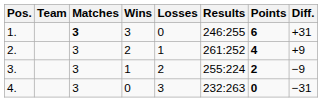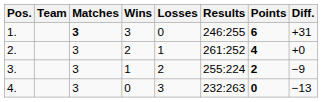(298, 50) +9 -> (298, 50) +0
(302, 87) −31 -> (302, 87) −13
